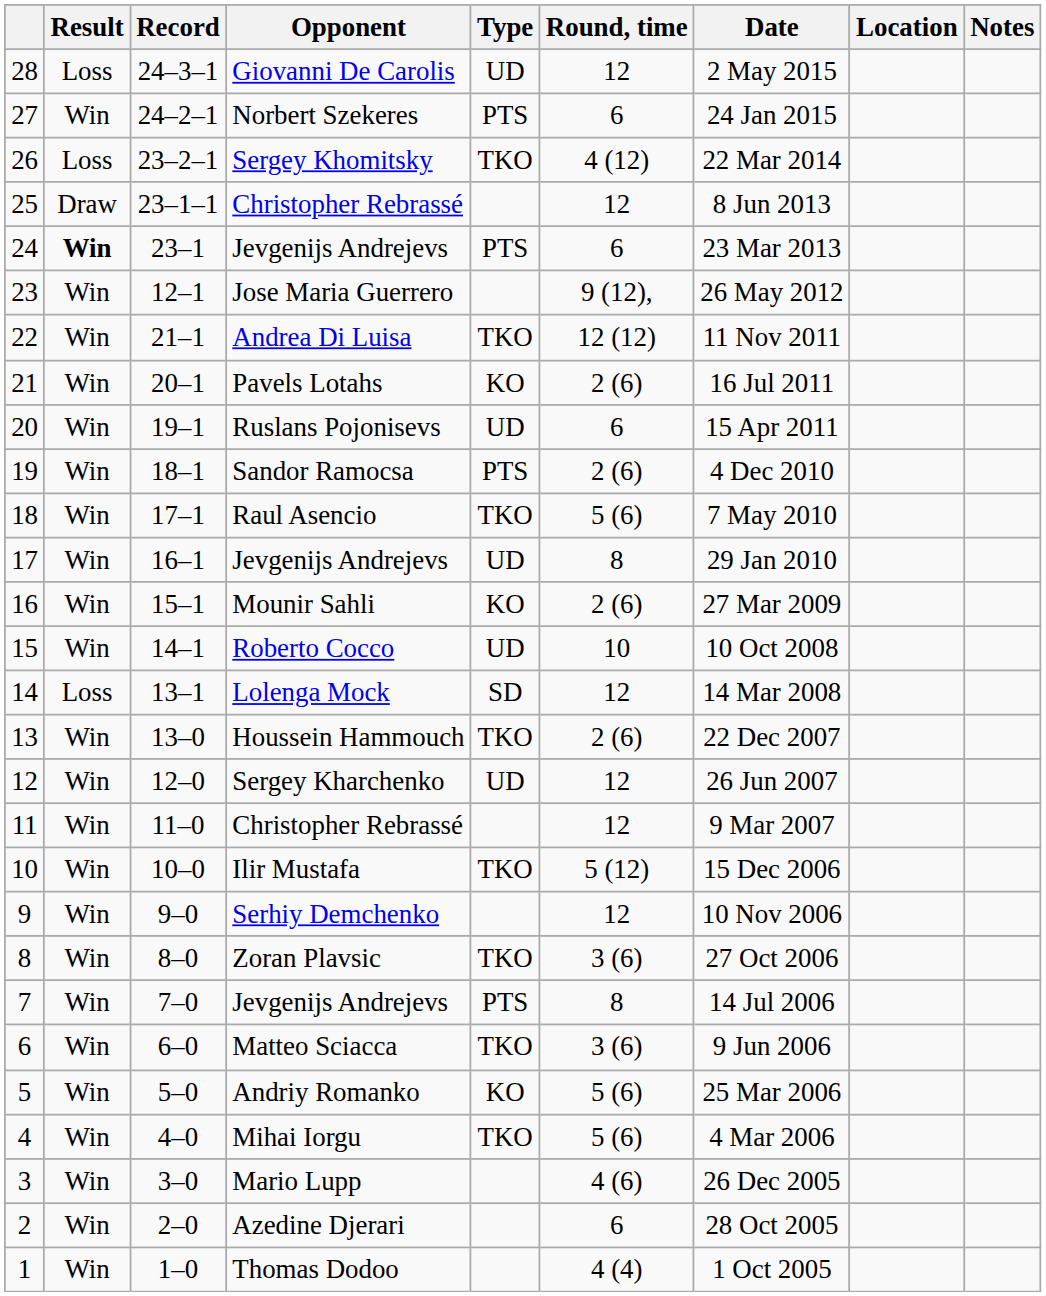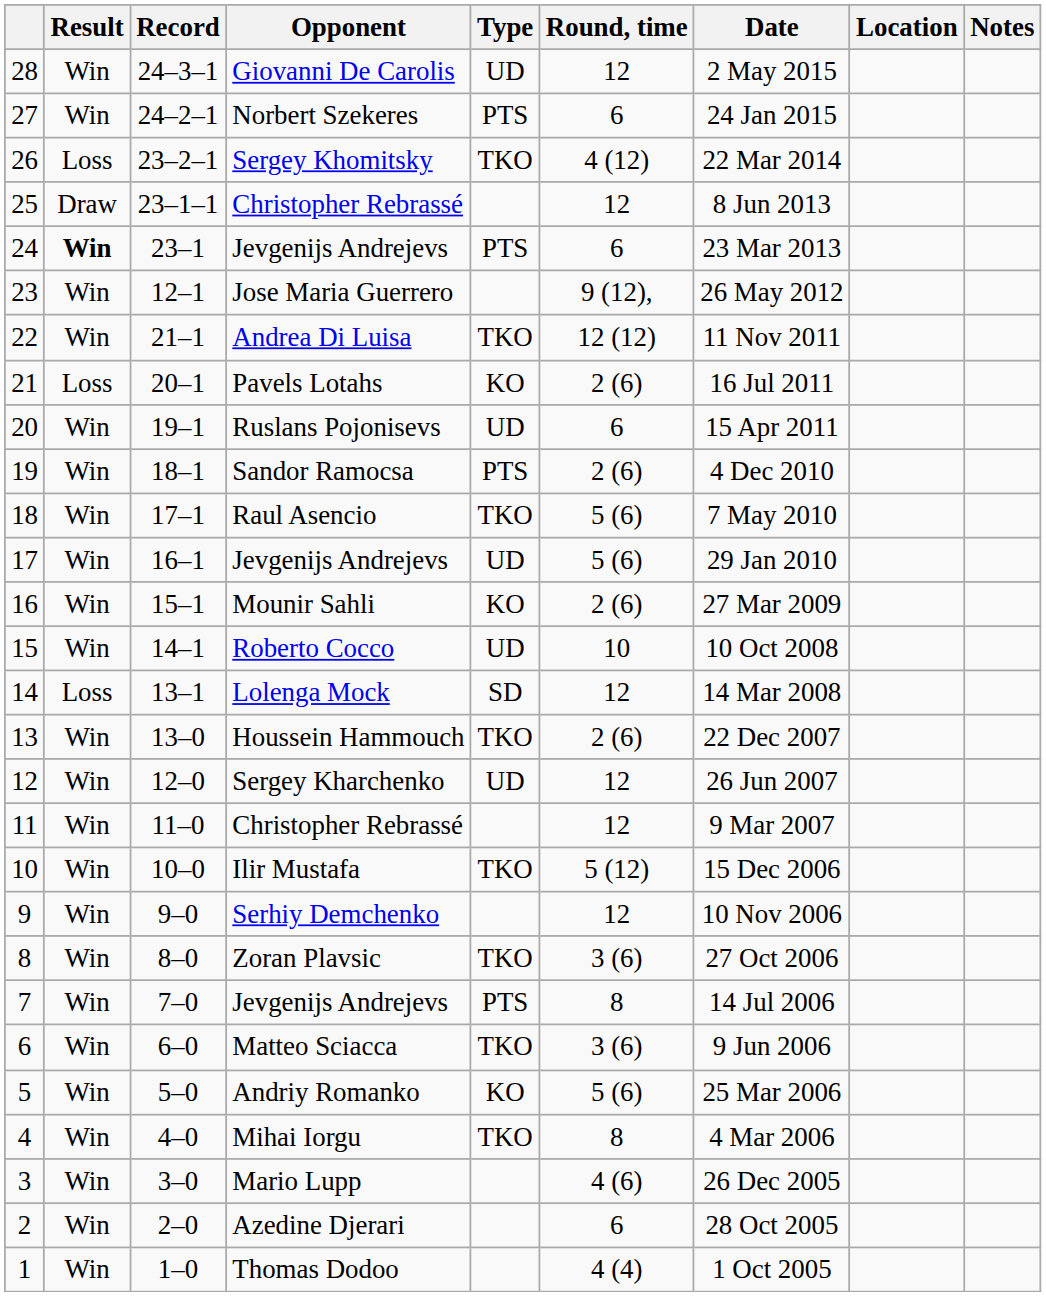(87, 71) Loss -> (87, 71) Win
(87, 381) Win -> (87, 381) Loss
(617, 559) 8 -> (617, 559) 5 (6)
(617, 1135) 5 (6) -> (617, 1135) 8
